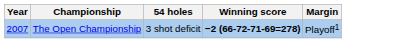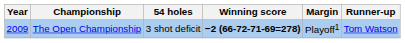+ column: (371, 12)
(17, 29) 2007 -> (17, 29) 2009
